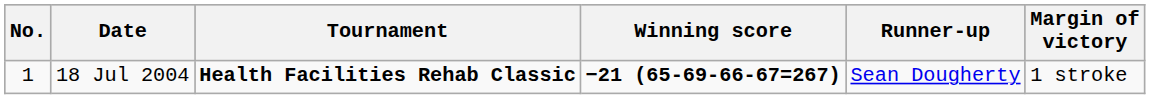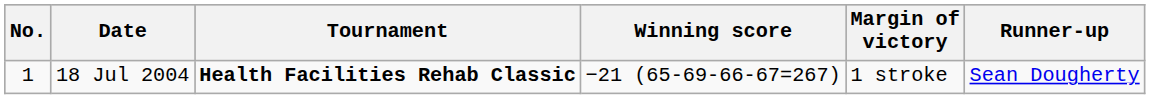columns swapped: (1085, 33) <-> (936, 33)
(713, 77) bold -> (713, 77) normal
